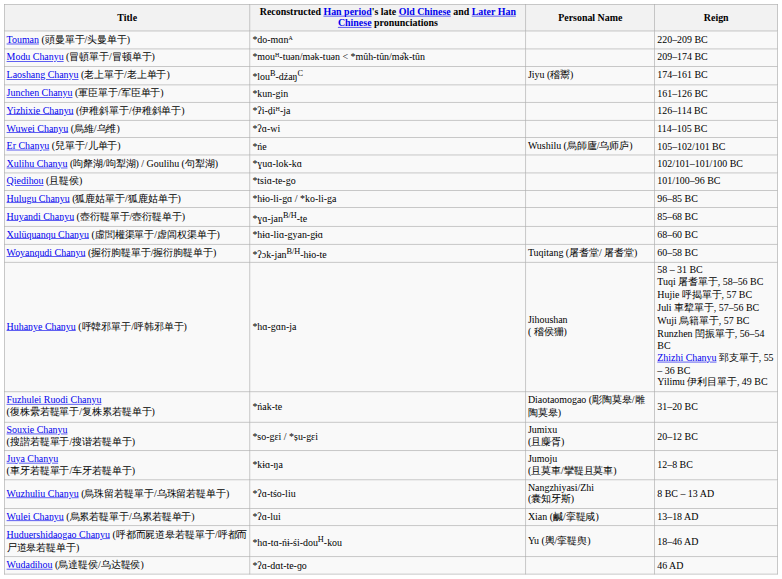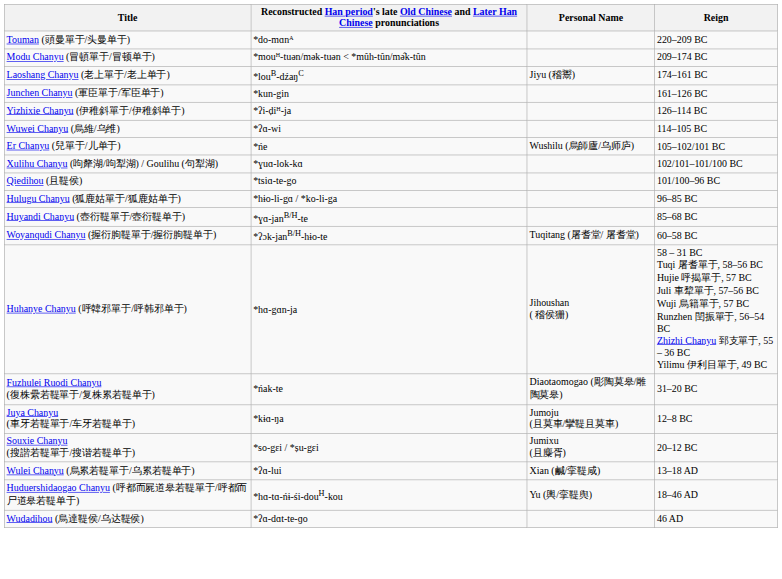- row: (113, 235)
rows swapped: (71, 436) <-> (71, 464)
- row: (118, 493)
